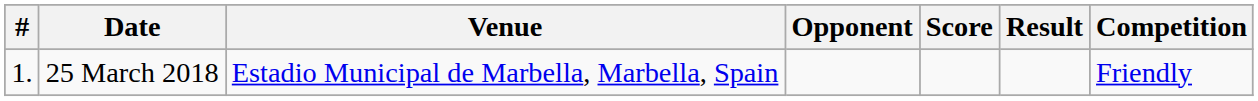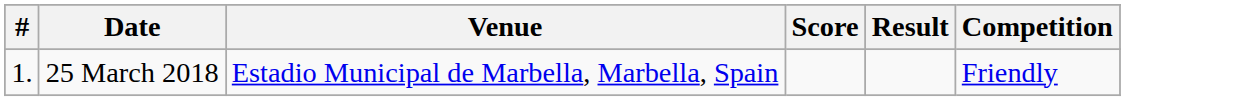- column: (852, 26)
